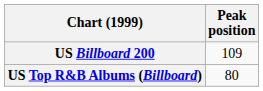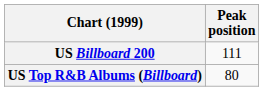(232, 53) 109 -> (232, 53) 111
